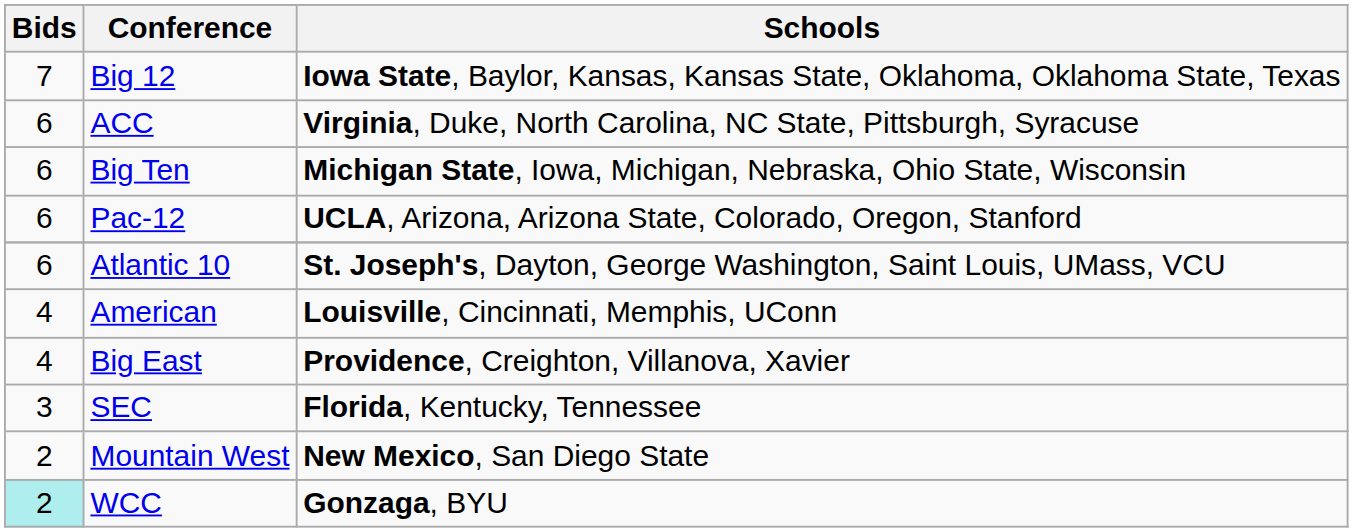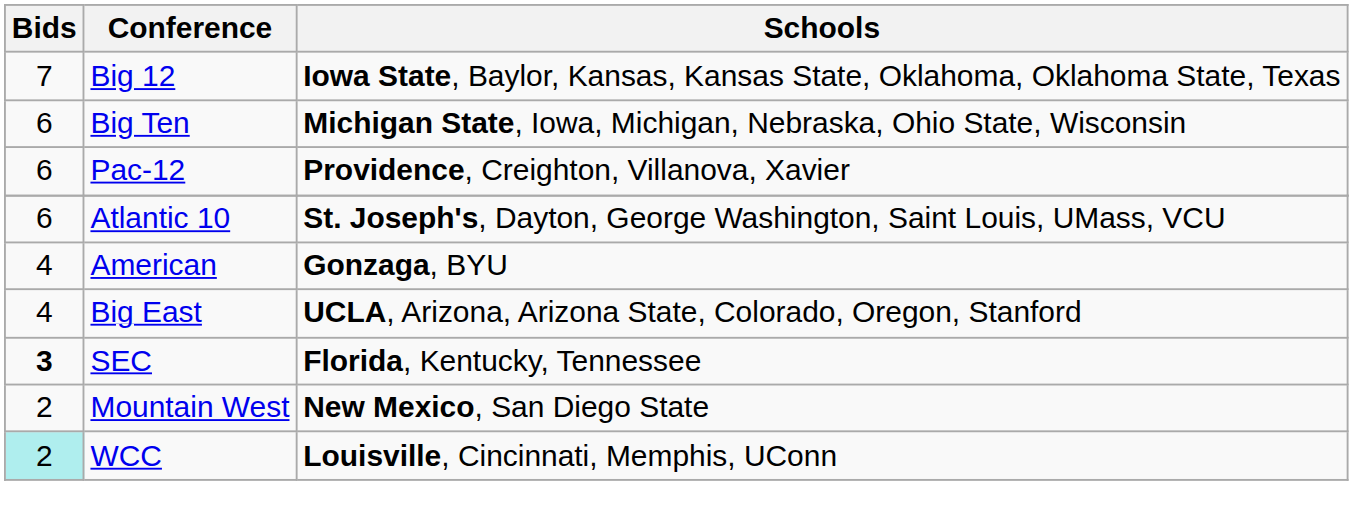- row: (122, 123)
(692, 218) UCLA, Arizona, Arizona State, Colorado, Oregon, Stanford -> (577, 170) Providence, Creighton, Villanova, Xavier
(570, 312) Louisville, Cincinnati, Memphis, UConn -> (406, 265) Gonzaga, BYU
(577, 360) Providence, Creighton, Villanova, Xavier -> (692, 312) UCLA, Arizona, Arizona State, Colorado, Oregon, Stanford
(44, 407) normal -> (44, 360) bold
(406, 502) Gonzaga, BYU -> (570, 455) Louisville, Cincinnati, Memphis, UConn
